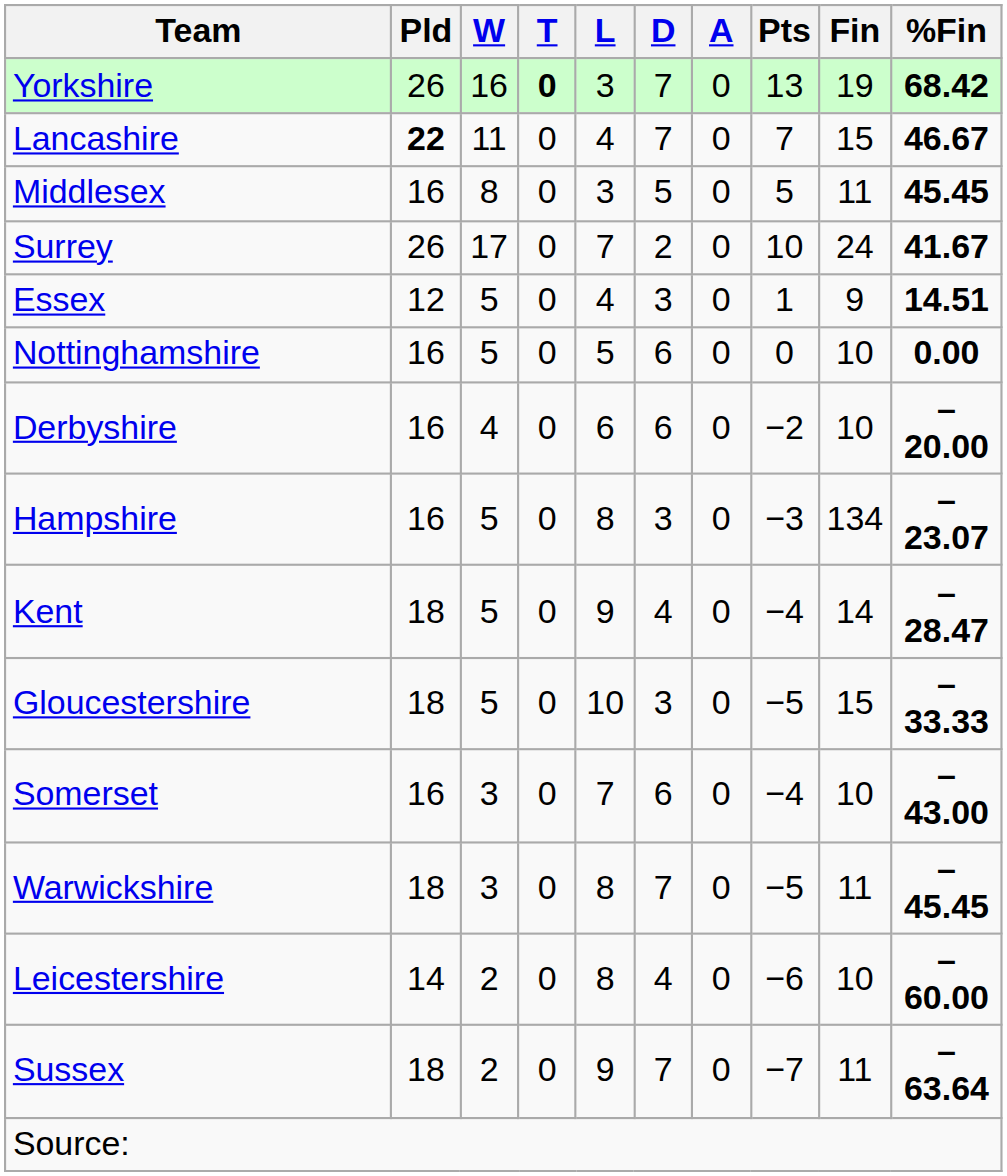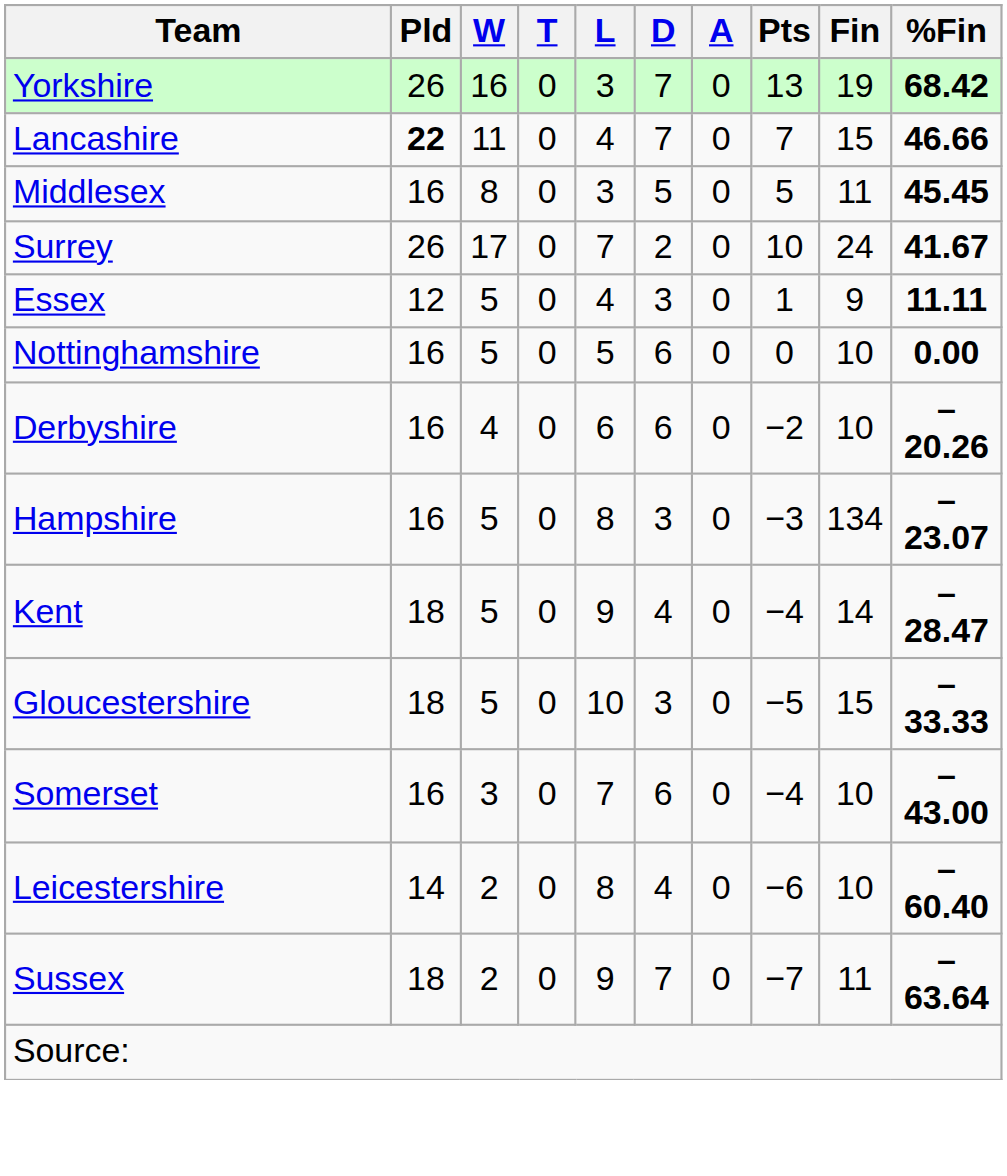(547, 85) bold -> (547, 85) normal
(946, 138) 46.67 -> (946, 138) 46.66
(946, 300) 14.51 -> (946, 300) 11.11
(946, 427) –20.00 -> (946, 427) –20.26
- row: (113, 886)
(946, 978) –60.00 -> (946, 886) –60.40
